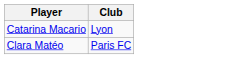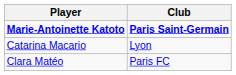+ row: (66, 29)
